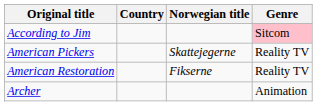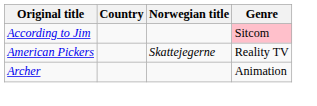- row: (61, 71)
